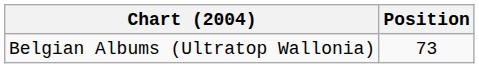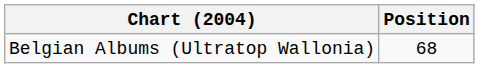(427, 49) 73 -> (427, 49) 68
